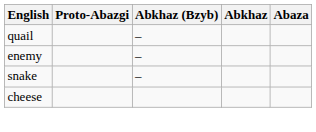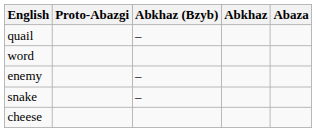+ row: (21, 55)
